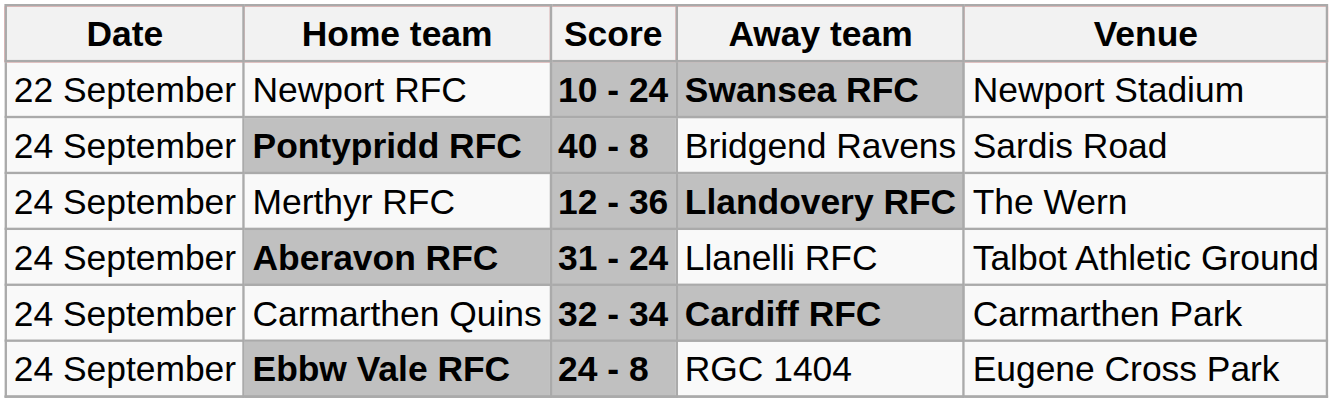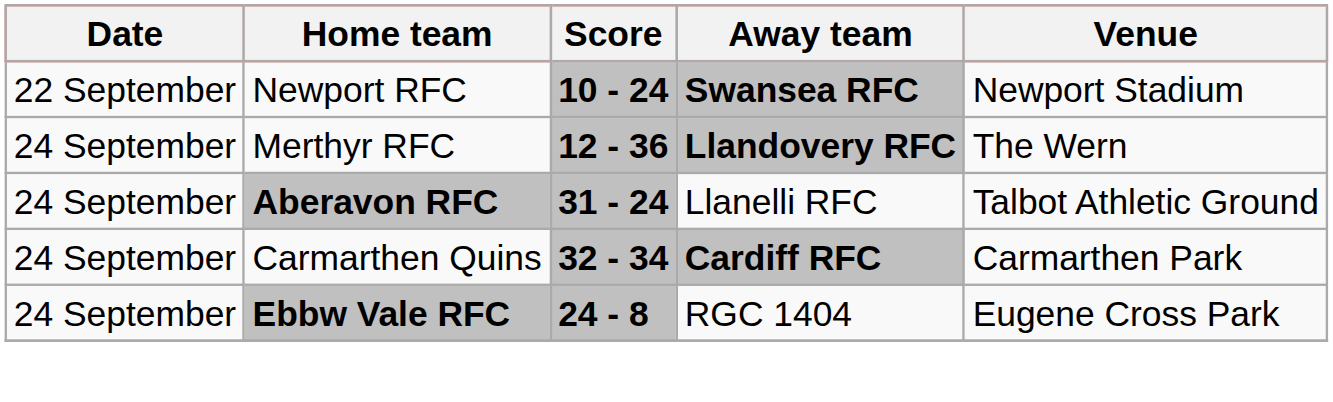- row: (387, 145)
